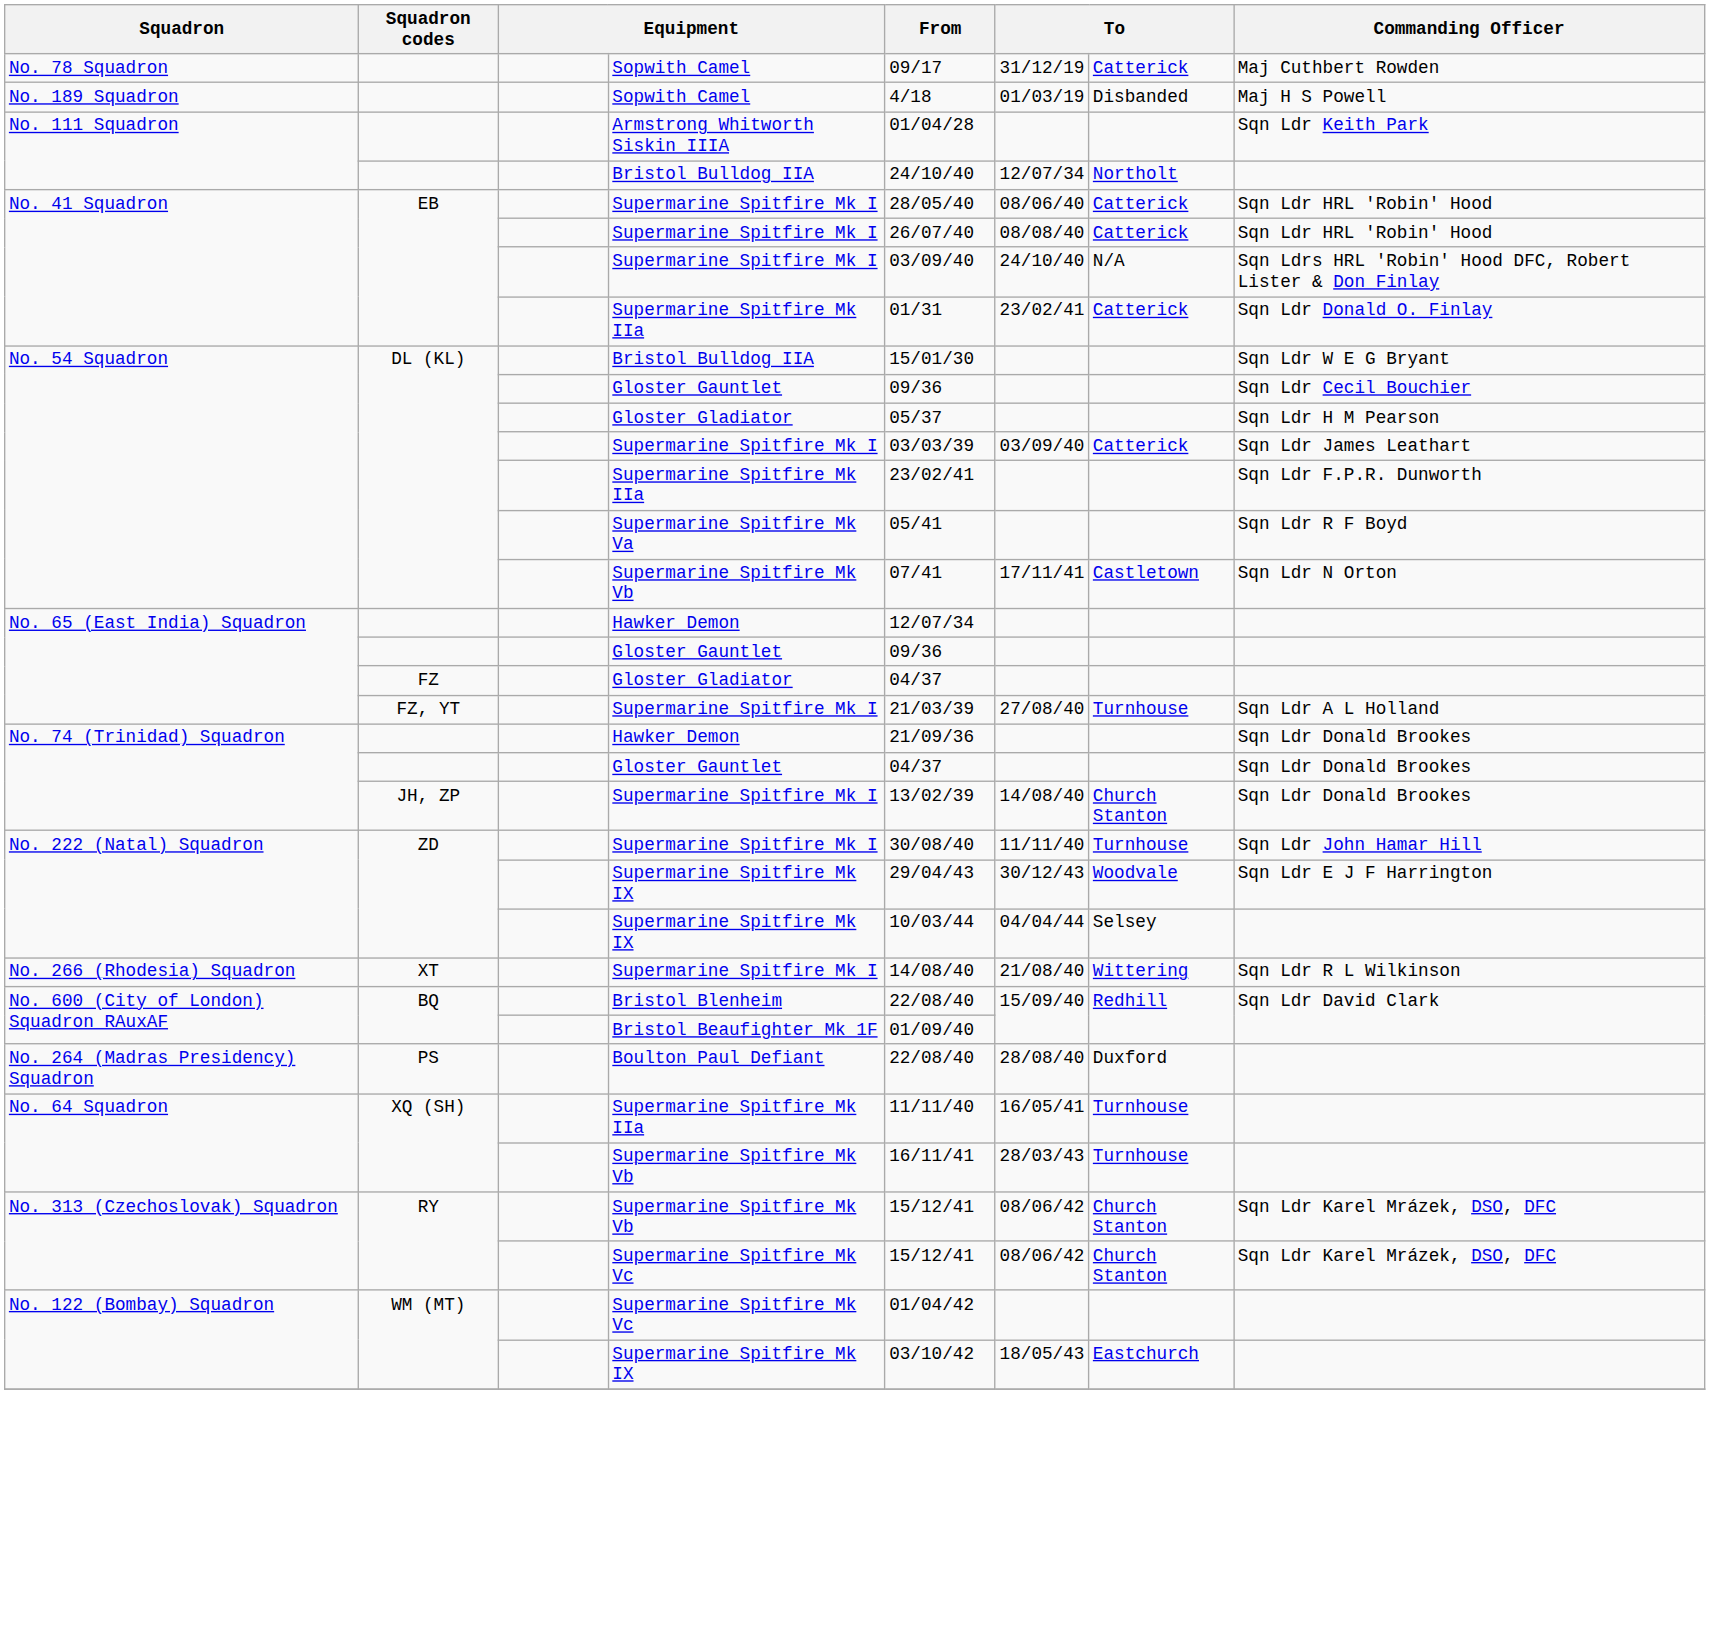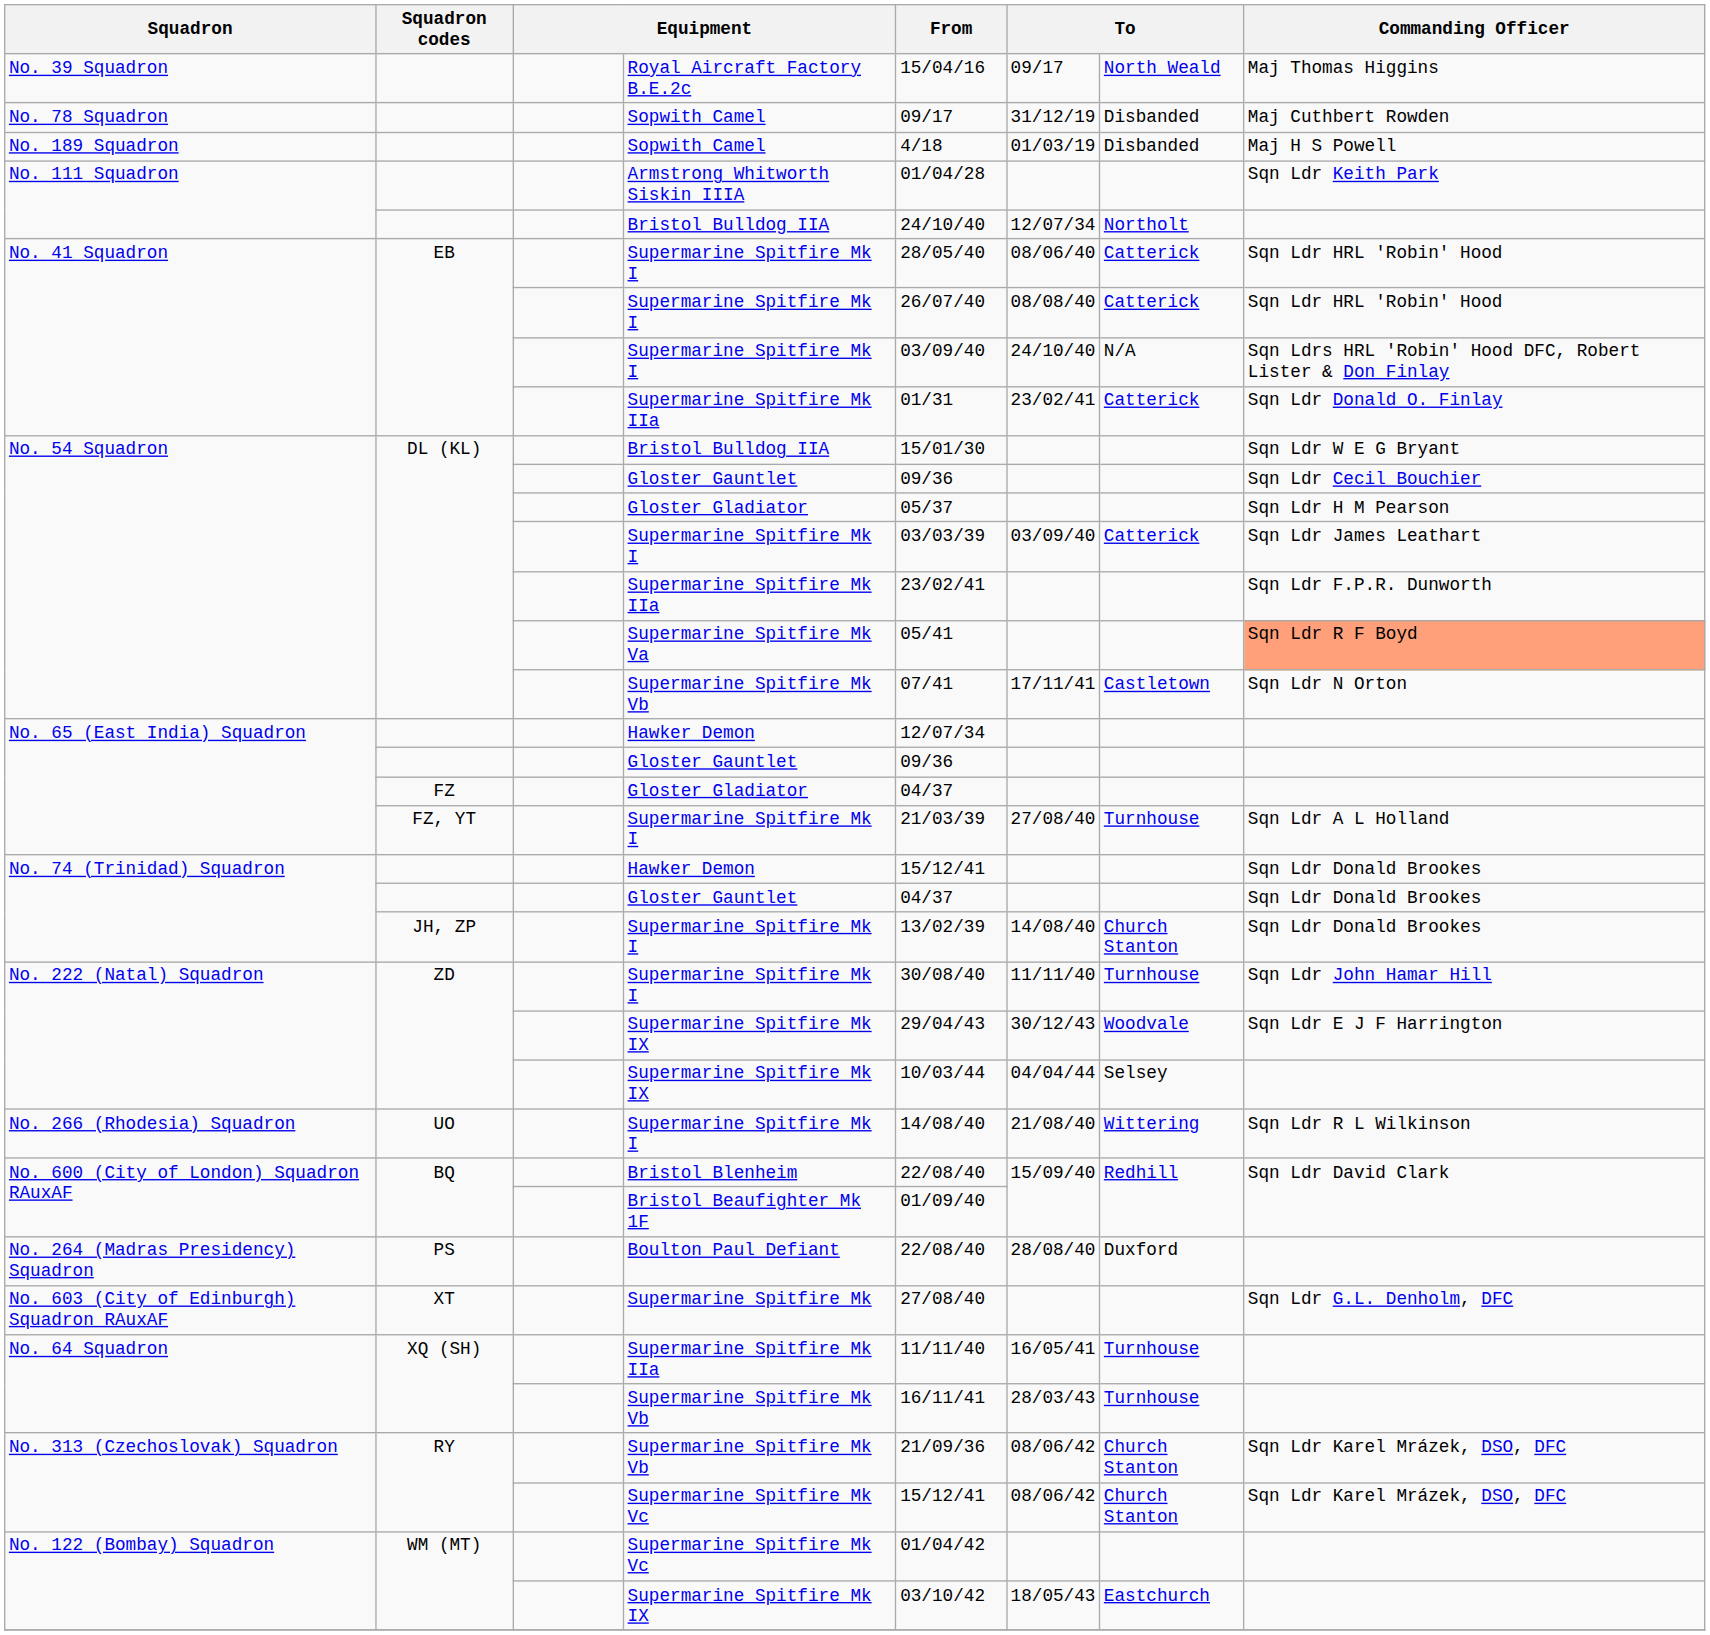+ row: (88, 68)
(1141, 68) Catterick -> (1152, 118) Disbanded
(1323, 524) no background -> (1333, 635) lightsalmon background
(932, 738) 21/09/36 -> (943, 869) 15/12/41
(428, 972) XT -> (444, 1123) UO
+ row: (152, 1310)
(932, 1206) 15/12/41 -> (943, 1448) 21/09/36
